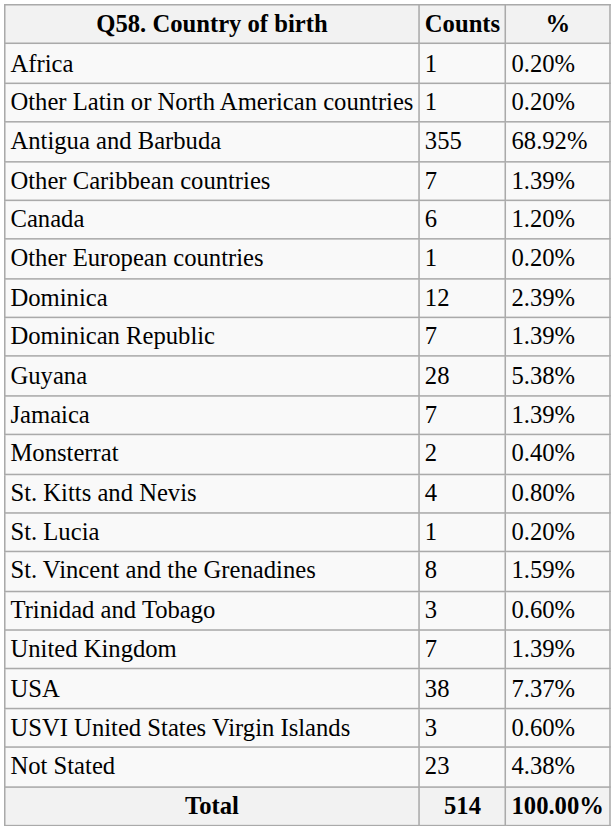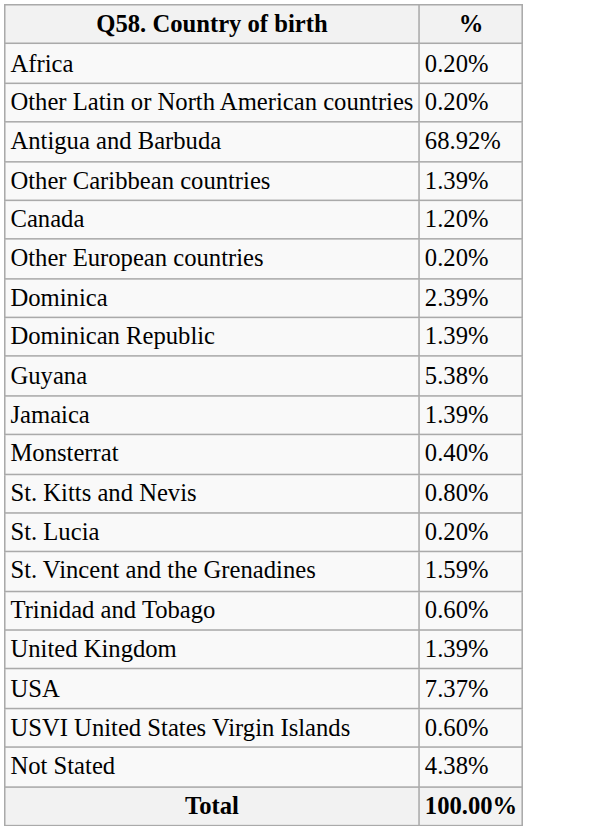- column: (462, 24)
